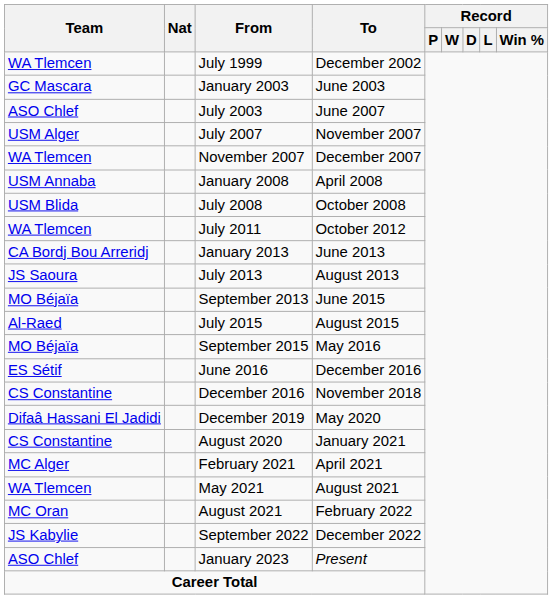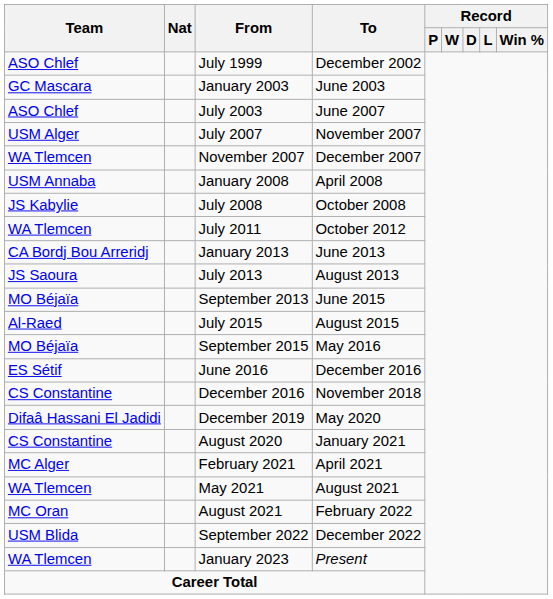(50, 63) WA Tlemcen -> (43, 63) ASO Chlef
(43, 205) USM Blida -> (43, 205) JS Kabylie
(43, 535) JS Kabylie -> (43, 535) USM Blida
(43, 559) ASO Chlef -> (50, 559) WA Tlemcen
